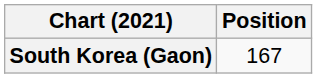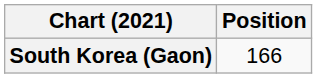(264, 55) 167 -> (264, 55) 166
